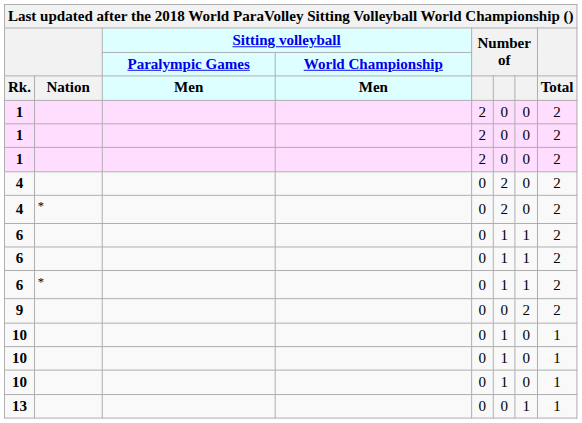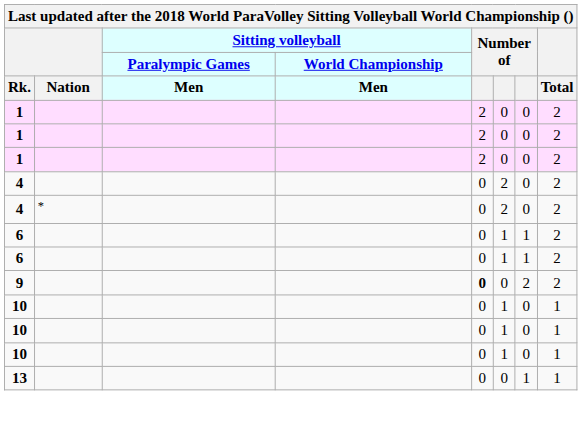- row: (19, 284)
(482, 310) normal -> (482, 282) bold
